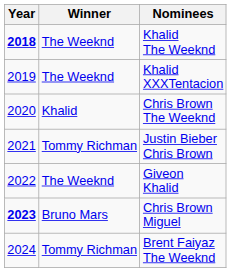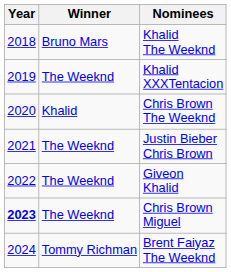(22, 42) bold -> (22, 42) normal
(78, 42) The Weeknd -> (75, 42) Bruno Mars
(89, 146) Tommy Richman -> (78, 146) The Weeknd
(75, 215) Bruno Mars -> (78, 215) The Weeknd
